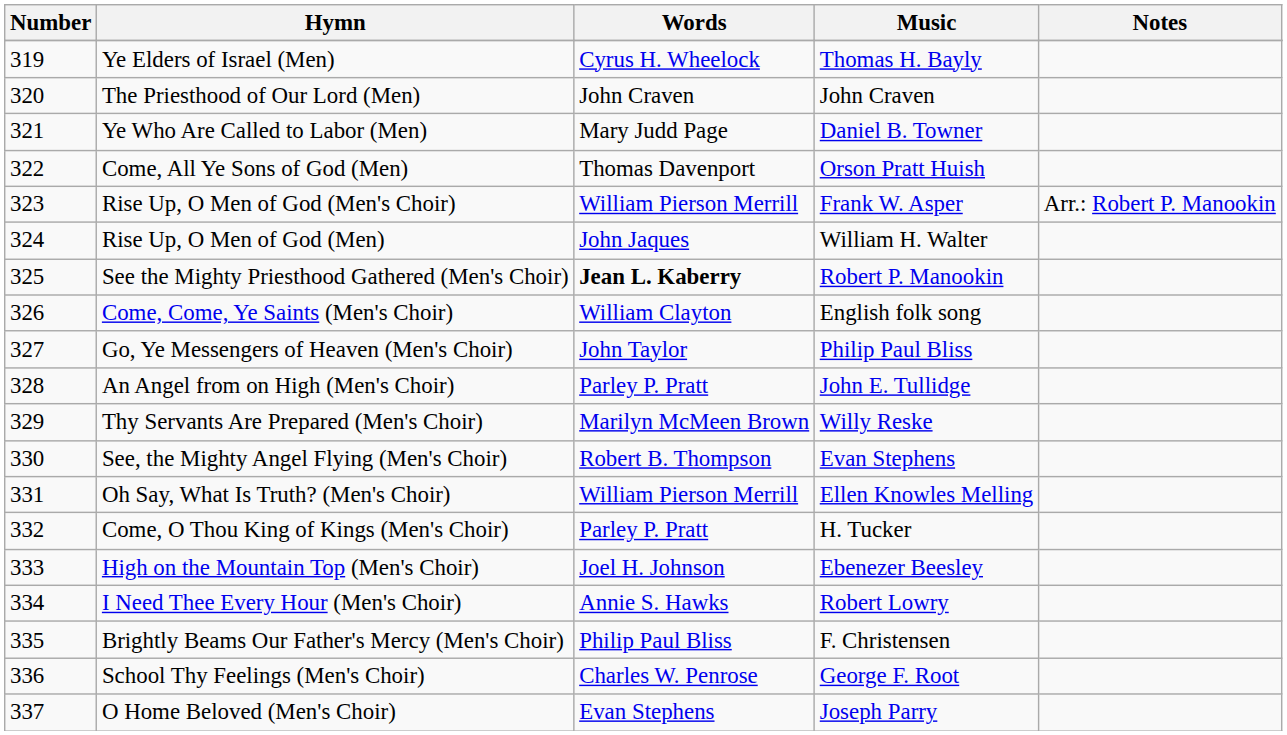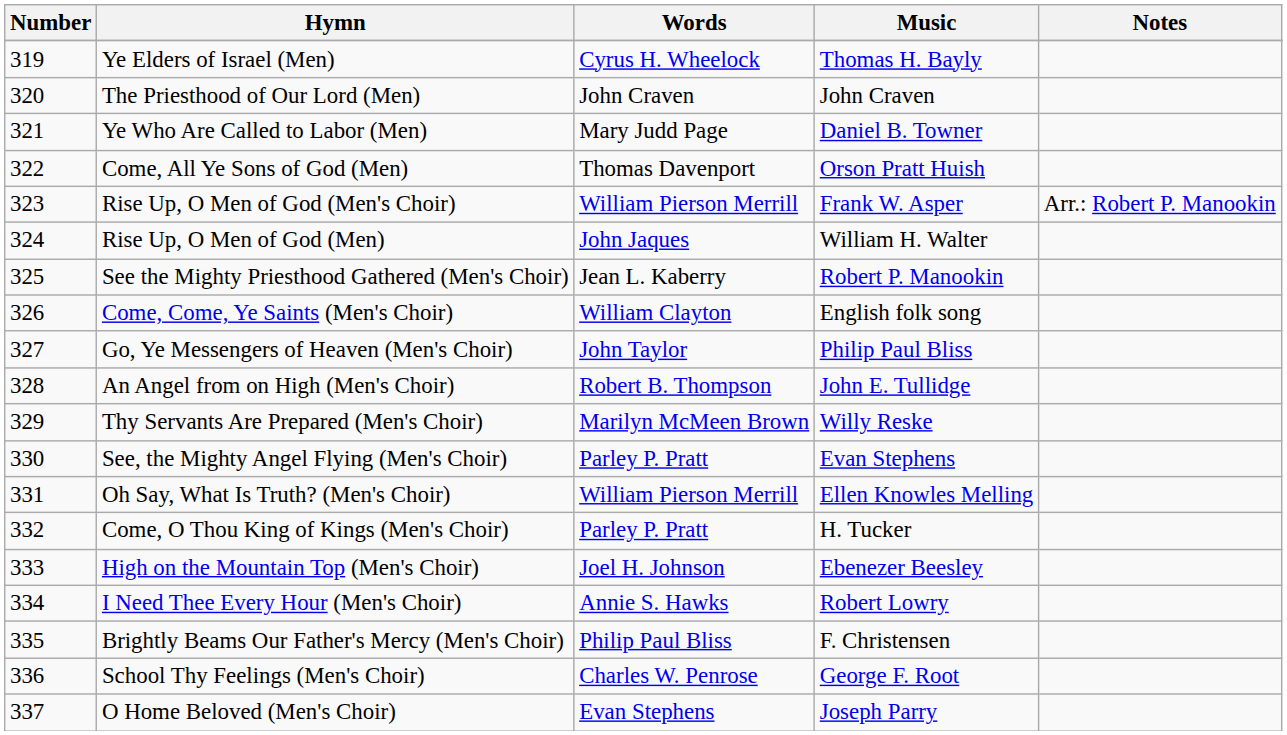(660, 276) bold -> (653, 276) normal
(644, 385) Parley P. Pratt -> (675, 385) Robert B. Thompson
(675, 458) Robert B. Thompson -> (644, 458) Parley P. Pratt
